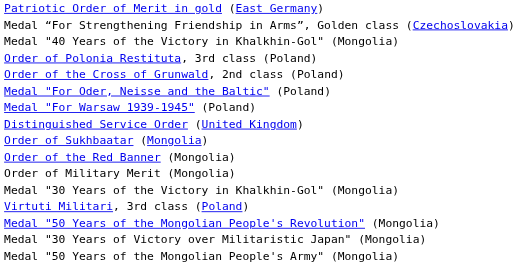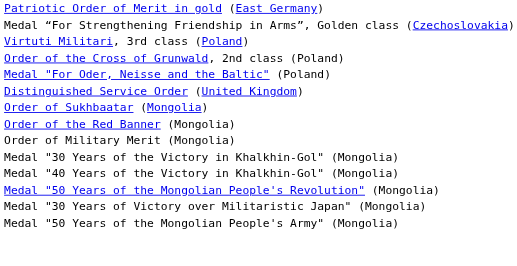rows swapped: (127, 206) <-> (202, 41)
- row: (161, 58)
- row: (130, 107)
